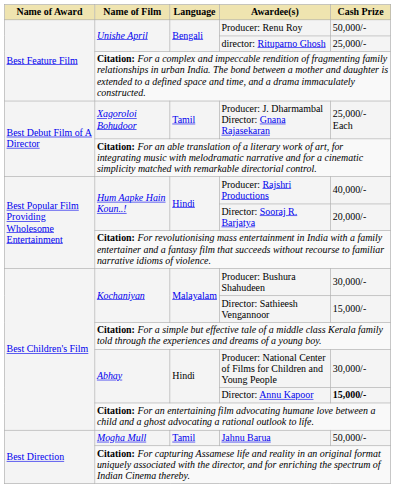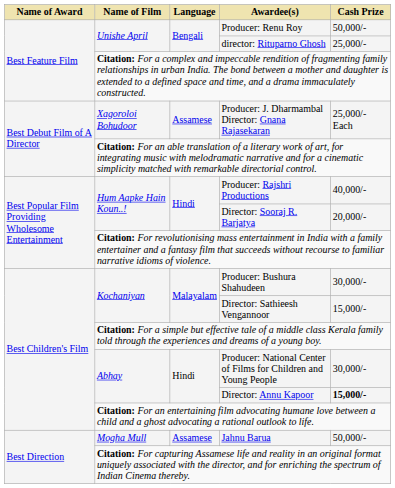(184, 119) Tamil -> (192, 119) Assamese
(184, 438) Tamil -> (192, 438) Assamese
